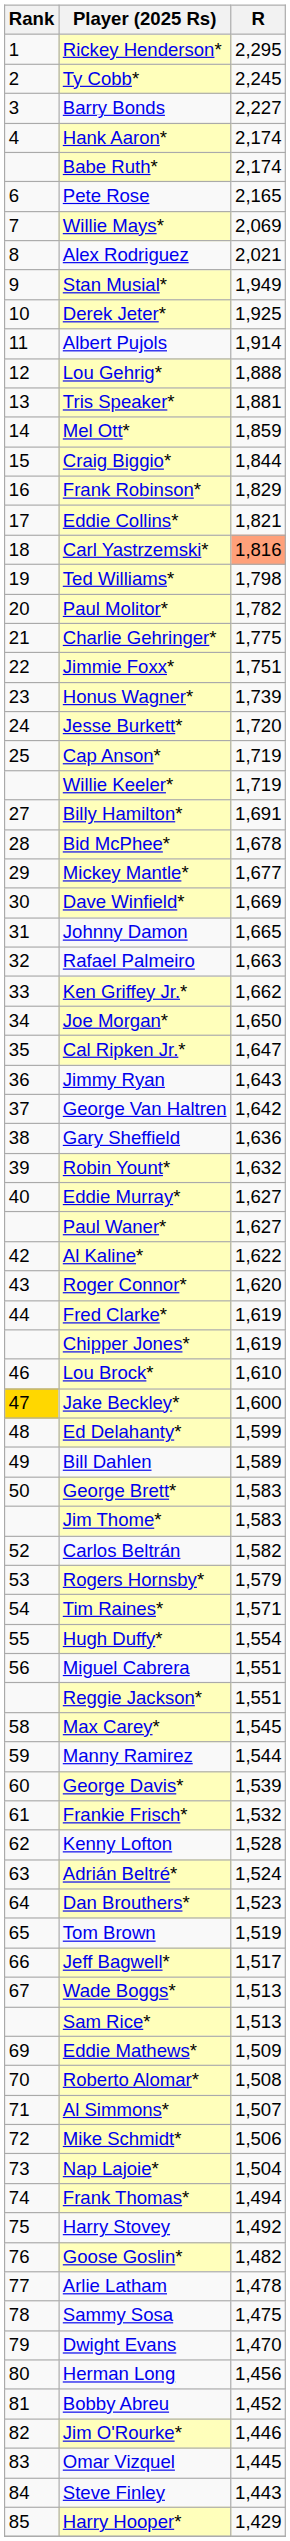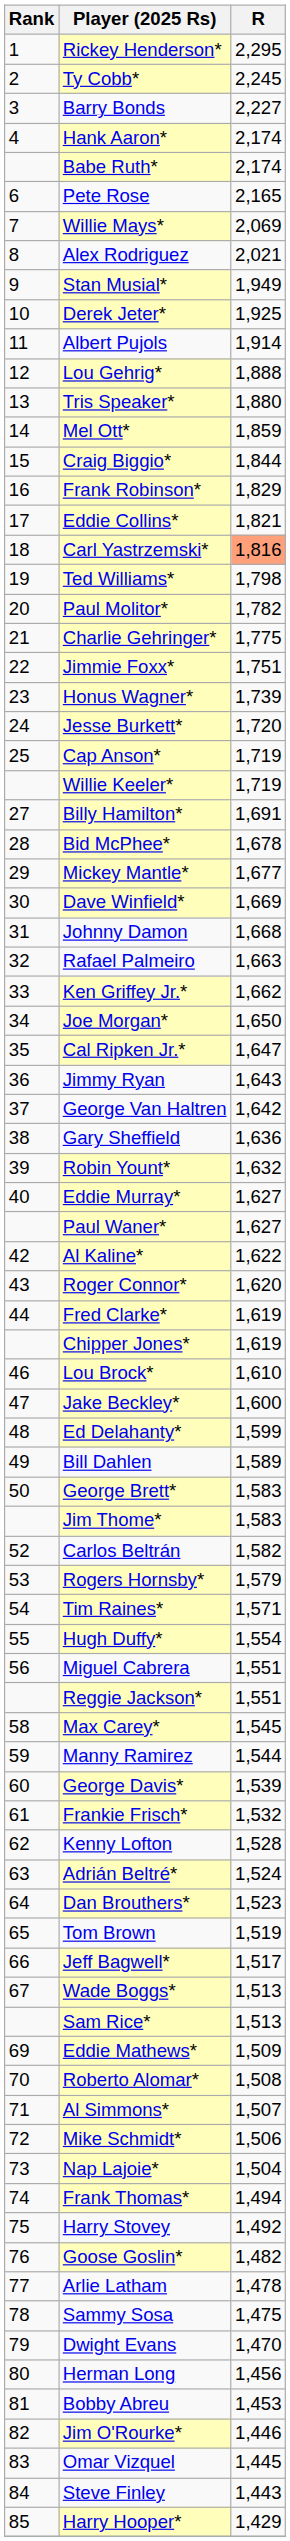(258, 402) 1,881 -> (258, 402) 1,880
(258, 932) 1,665 -> (258, 932) 1,668
(19, 1403) gold background -> (19, 1403) no background
(258, 2404) 1,452 -> (258, 2404) 1,453
